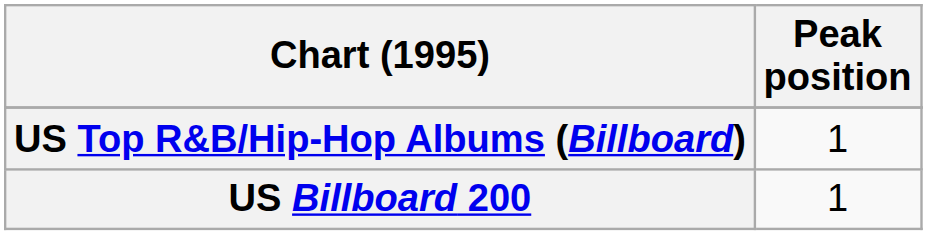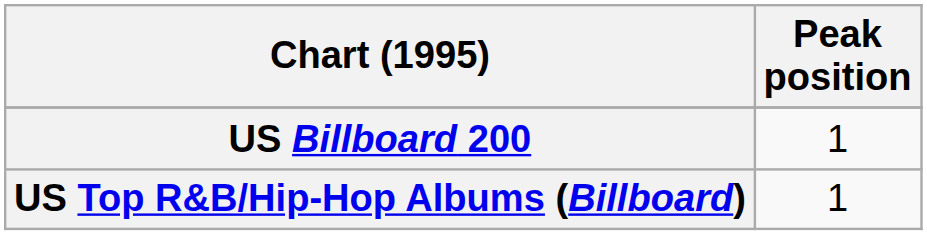rows swapped: (380, 198) <-> (380, 137)
